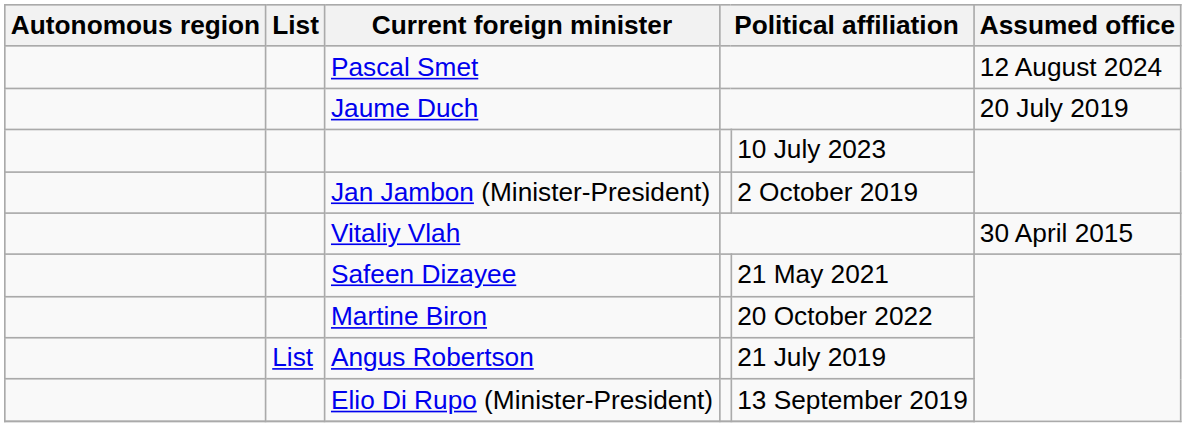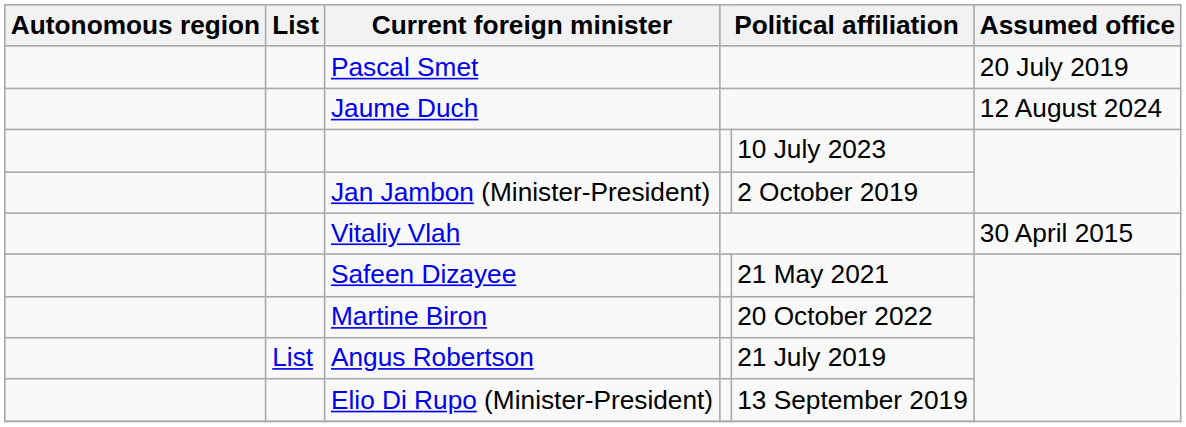(1071, 66) 12 August 2024 -> (1054, 66) 20 July 2019
(1054, 108) 20 July 2019 -> (1071, 108) 12 August 2024
